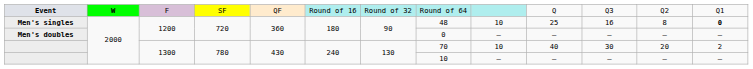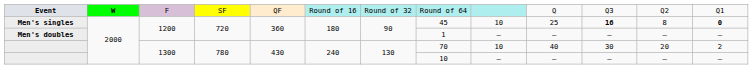(443, 22) 48 -> (443, 22) 45
(609, 22) normal -> (609, 22) bold
(443, 34) 0 -> (443, 34) 1
